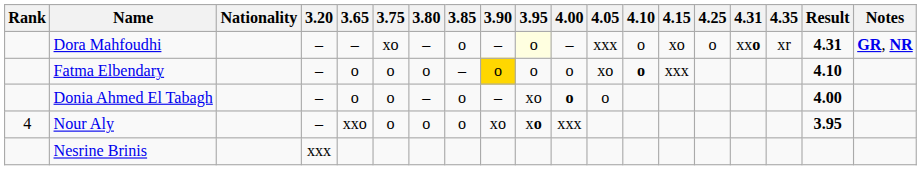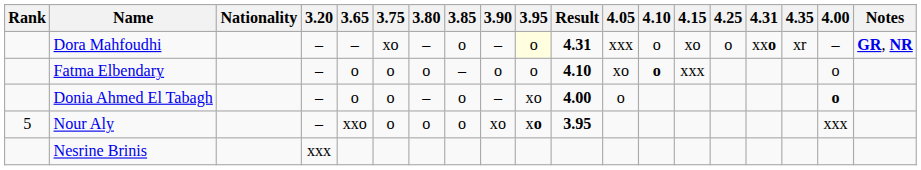columns swapped: (569, 18) <-> (828, 18)
(498, 71) gold background -> (498, 71) no background
(27, 124) 4 -> (27, 124) 5
